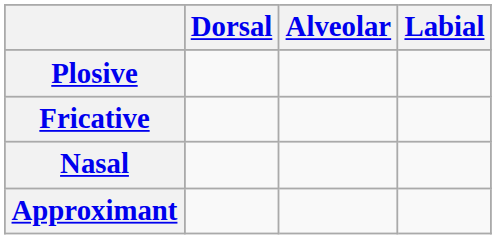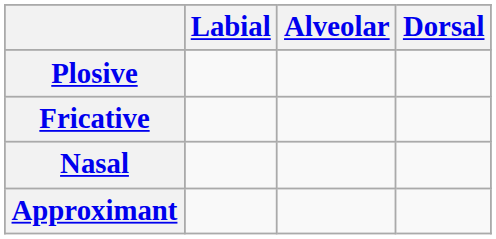columns swapped: (444, 27) <-> (232, 27)
